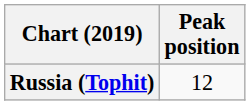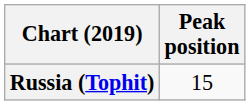(202, 81) 12 -> (202, 81) 15
